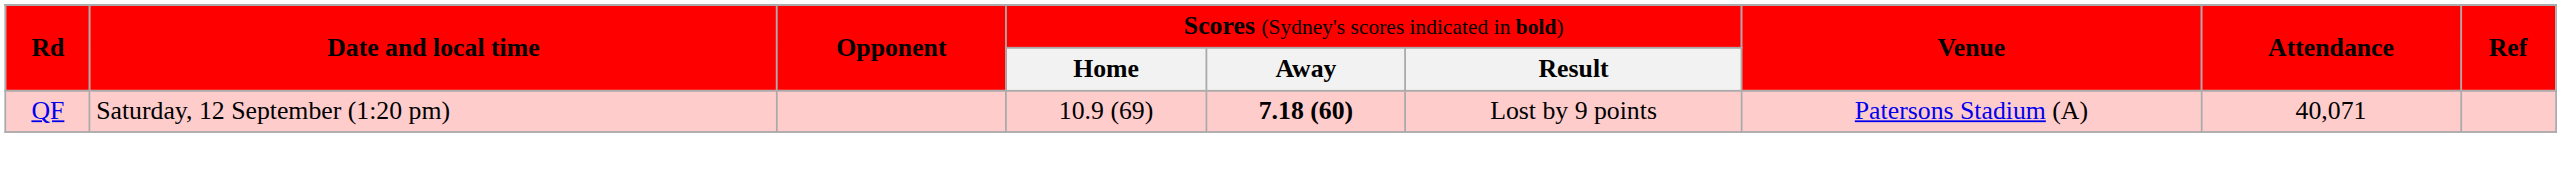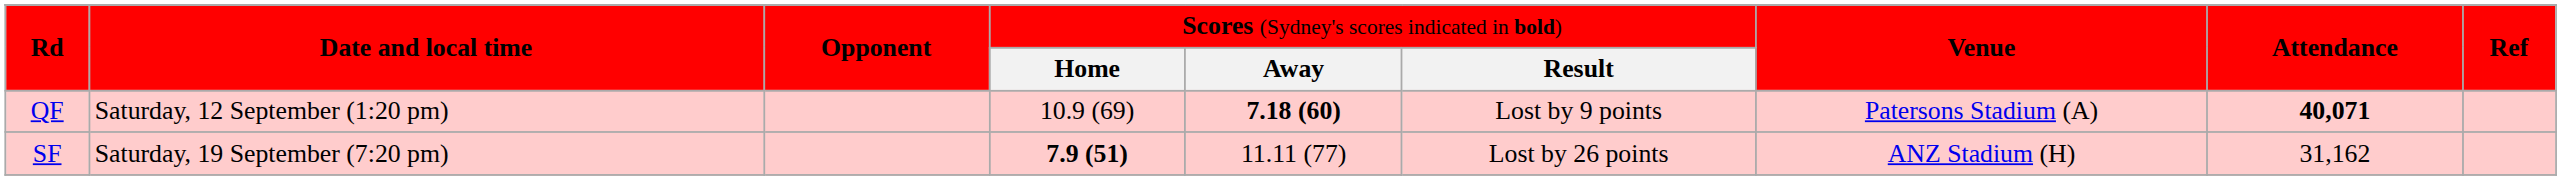(2331, 111) normal -> (2335, 111) bold
+ row: (47, 153)
